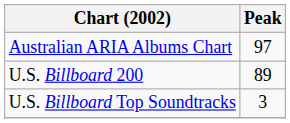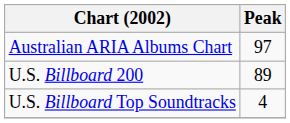(263, 103) 3 -> (263, 103) 4
